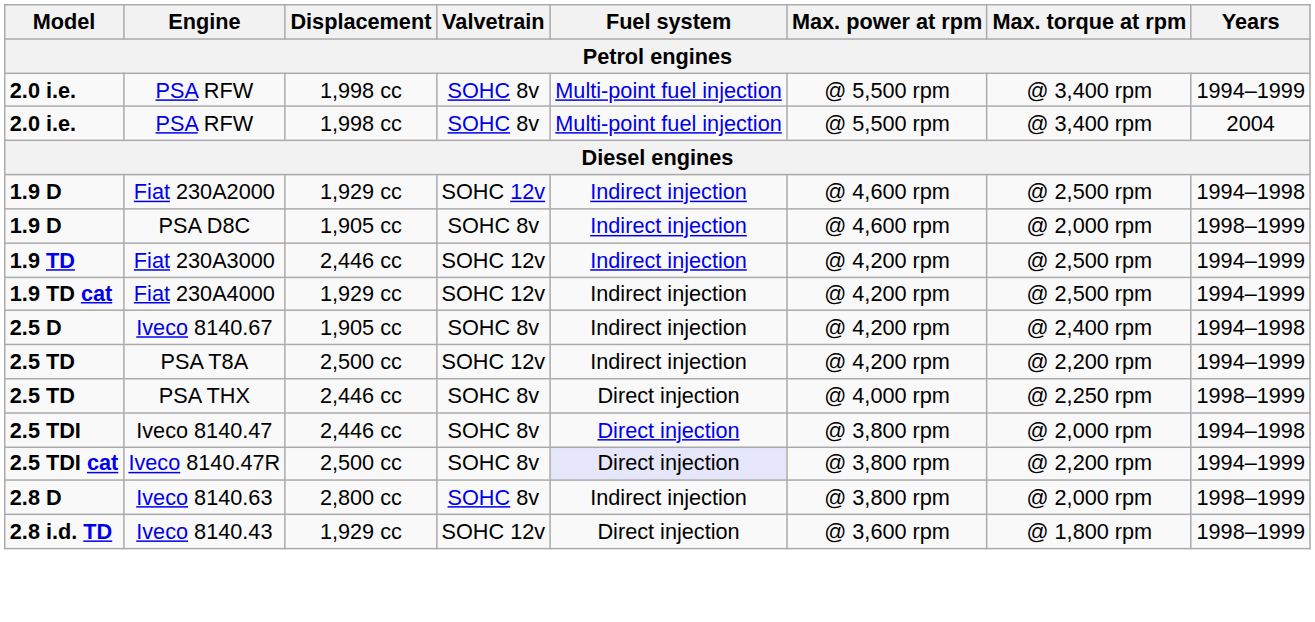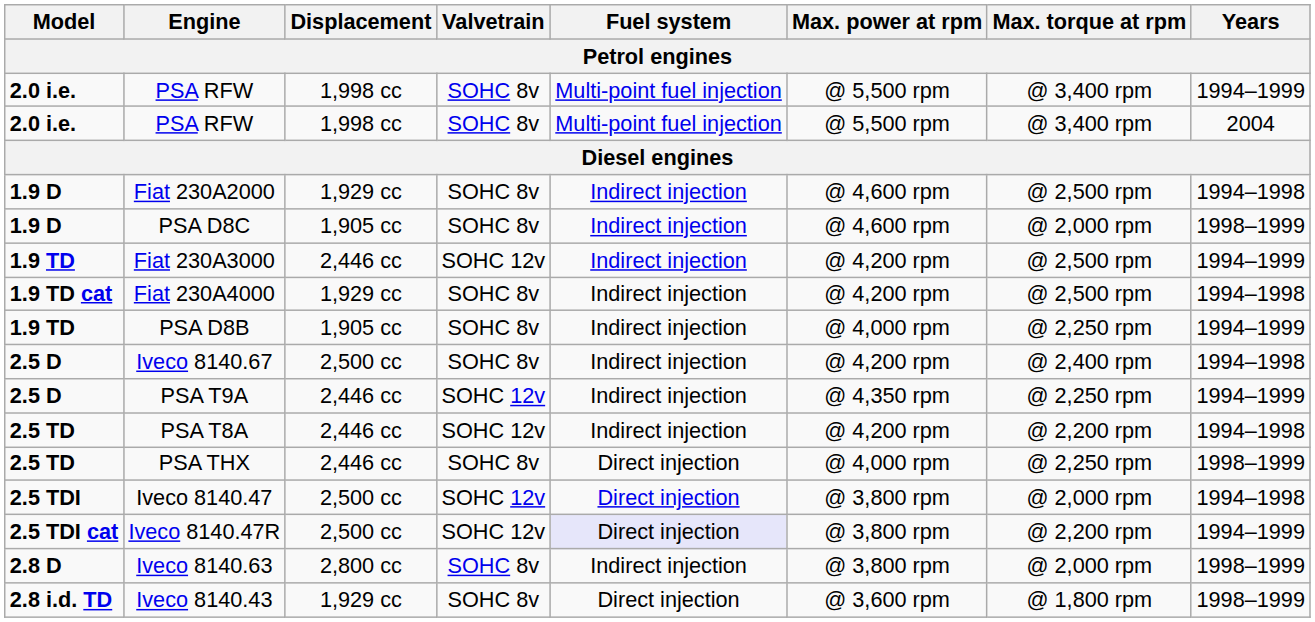(493, 191) SOHC 12v -> (493, 191) SOHC 8v
(493, 293) SOHC 12v -> (493, 293) SOHC 8v
(1251, 293) 1994–1999 -> (1251, 293) 1994–1998
+ row: (42, 327)
(361, 327) 1,905 cc -> (361, 361) 2,500 cc
+ row: (36, 395)
(361, 361) 2,500 cc -> (361, 429) 2,446 cc
(1251, 361) 1994–1999 -> (1251, 429) 1994–1998
(361, 429) 2,446 cc -> (361, 497) 2,500 cc
(493, 429) SOHC 8v -> (493, 497) SOHC 12v
(493, 463) SOHC 8v -> (493, 531) SOHC 12v
(493, 531) SOHC 12v -> (493, 599) SOHC 8v
